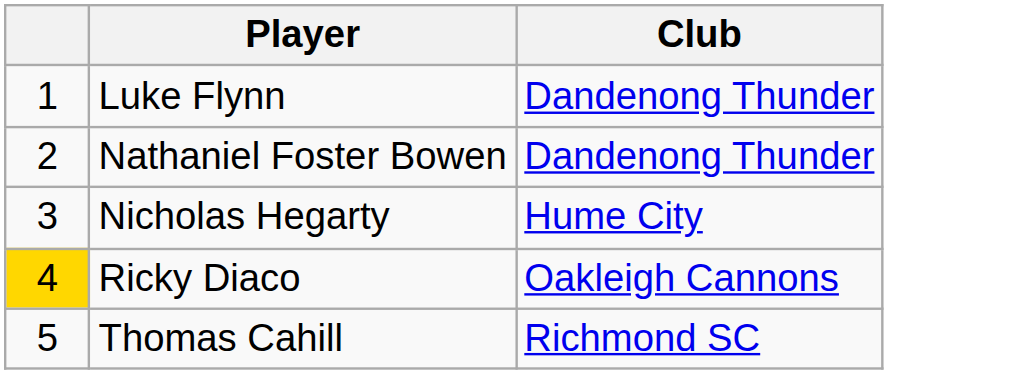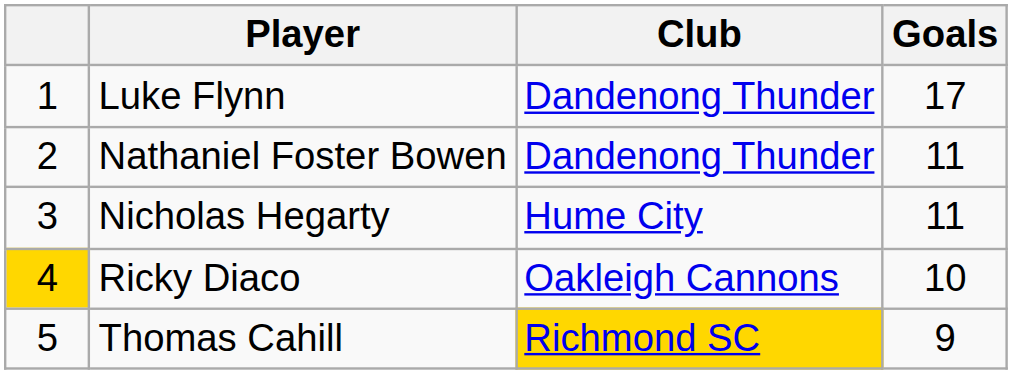+ column: (945, 34)
(642, 338) no background -> (642, 338) gold background
